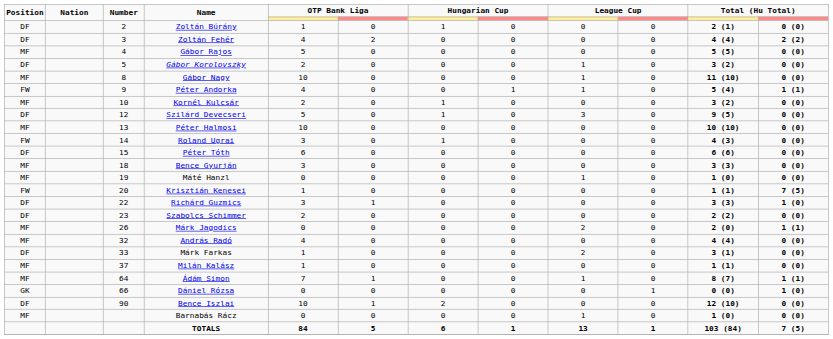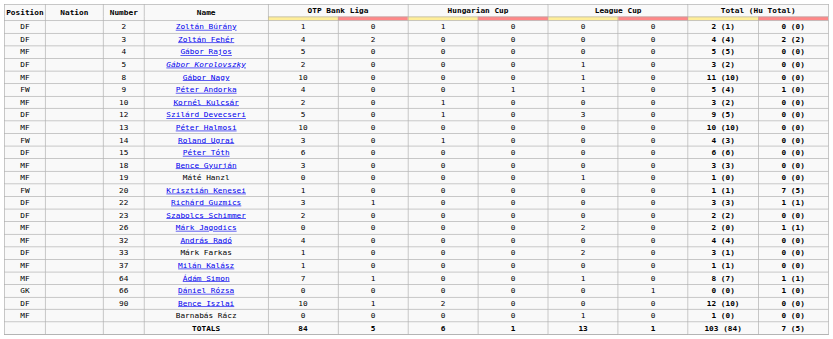(793, 90) 1 (1) -> (793, 90) 1 (0)
(793, 203) 1 (0) -> (793, 203) 1 (1)
